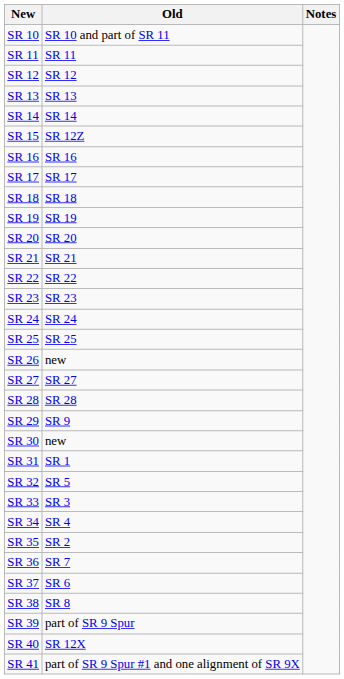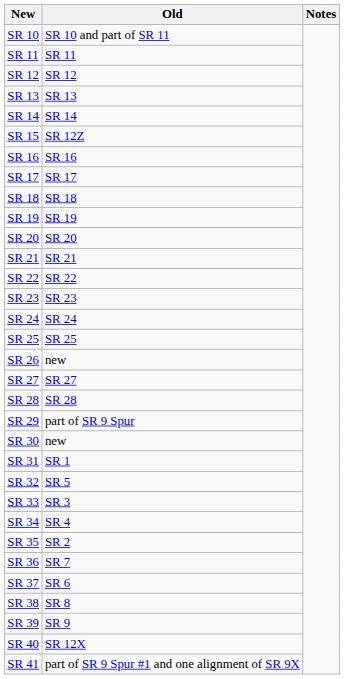(58, 420) SR 9 -> (90, 420) part of SR 9 Spur
(90, 623) part of SR 9 Spur -> (58, 623) SR 9
